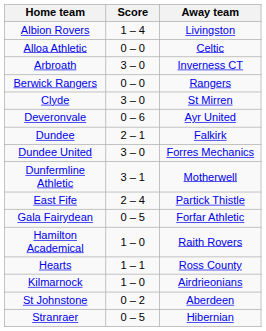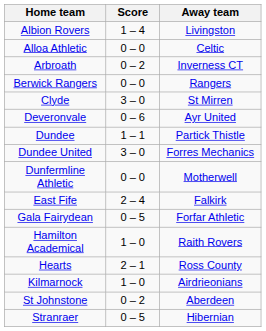(133, 65) 3 – 0 -> (133, 65) 0 – 2
(133, 135) 2 – 1 -> (133, 135) 1 – 1
(210, 135) Falkirk -> (210, 135) Partick Thistle
(133, 177) 3 – 1 -> (133, 177) 0 – 0
(210, 200) Partick Thistle -> (210, 200) Falkirk
(133, 265) 1 – 1 -> (133, 265) 2 – 1
